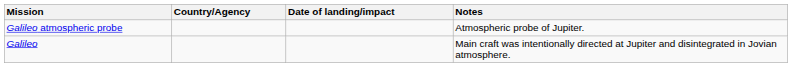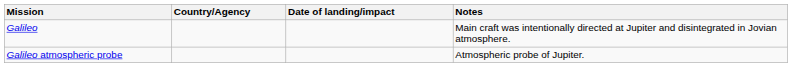rows swapped: (64, 28) <-> (22, 43)
